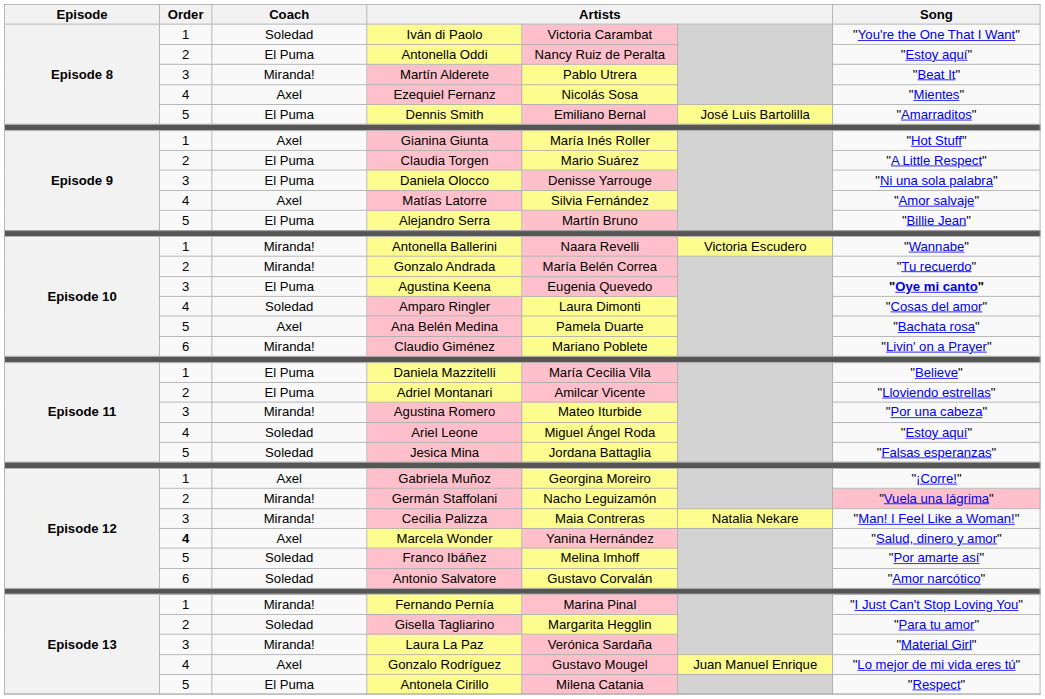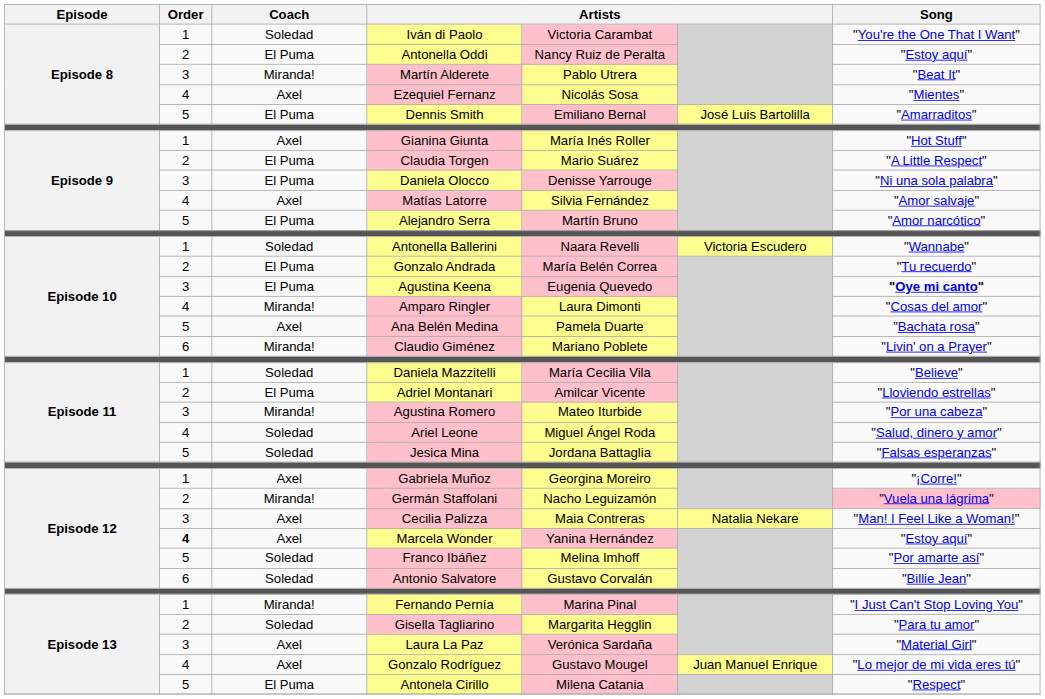(936, 220) "Billie Jean" -> (936, 220) "Amor narcótico"
(289, 246) Miranda! -> (289, 246) Soledad
(289, 266) Miranda! -> (289, 266) El Puma
(289, 306) Soledad -> (289, 306) Miranda!
(289, 372) El Puma -> (289, 372) Soledad
(936, 432) "Estoy aquí" -> (936, 432) "Salud, dinero y amor"
(289, 518) Miranda! -> (289, 518) Axel
(936, 538) "Salud, dinero y amor" -> (936, 538) "Estoy aquí"
(936, 578) "Amor narcótico" -> (936, 578) "Billie Jean"
(289, 644) Miranda! -> (289, 644) Axel
